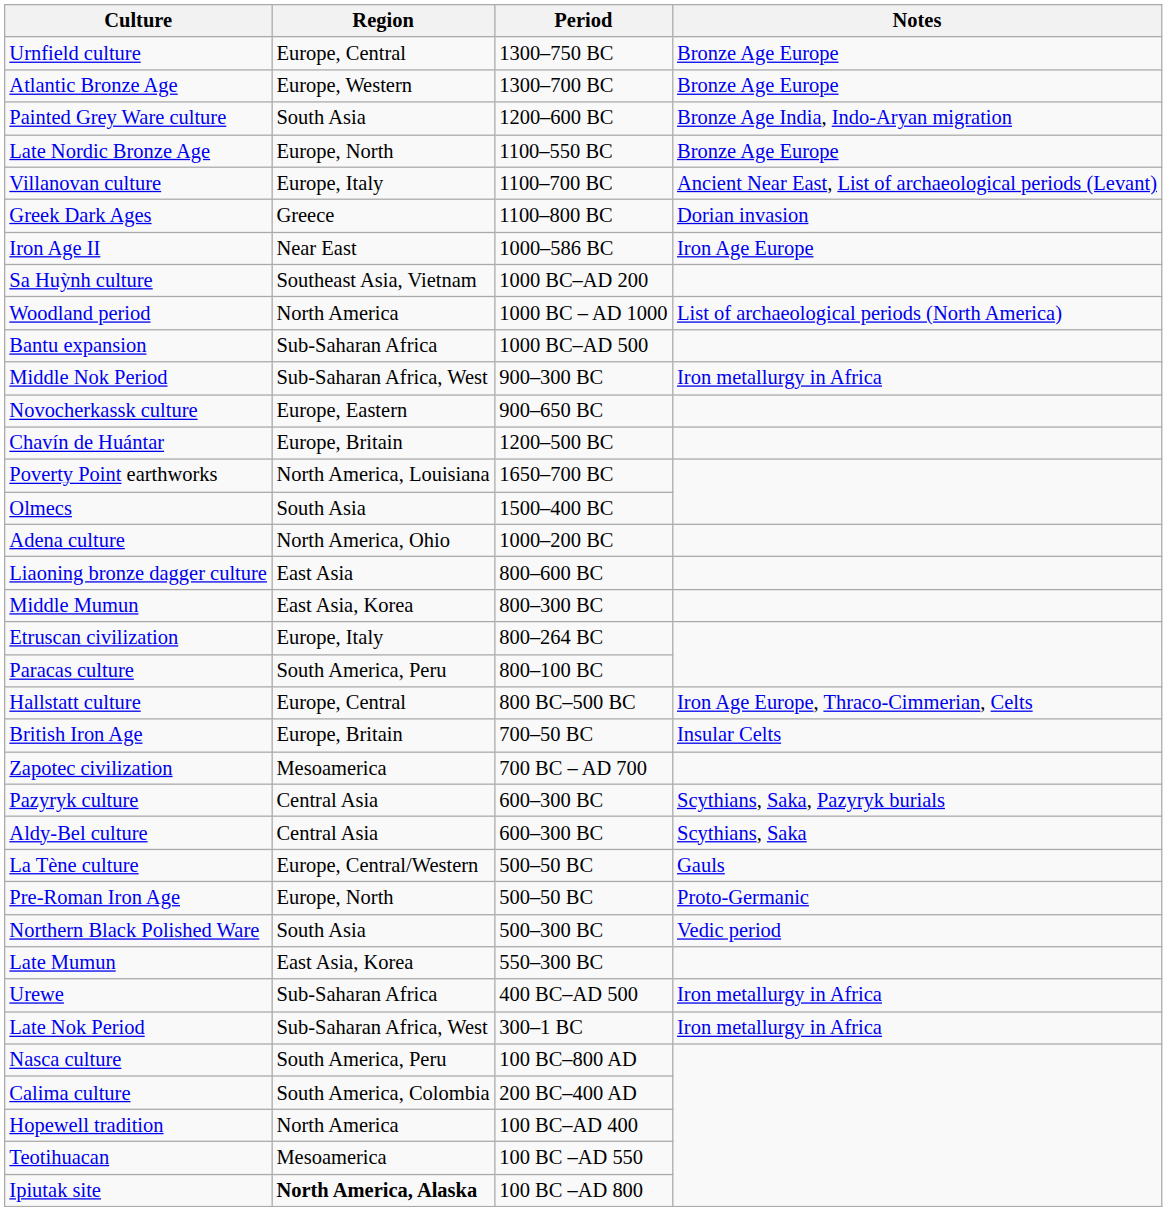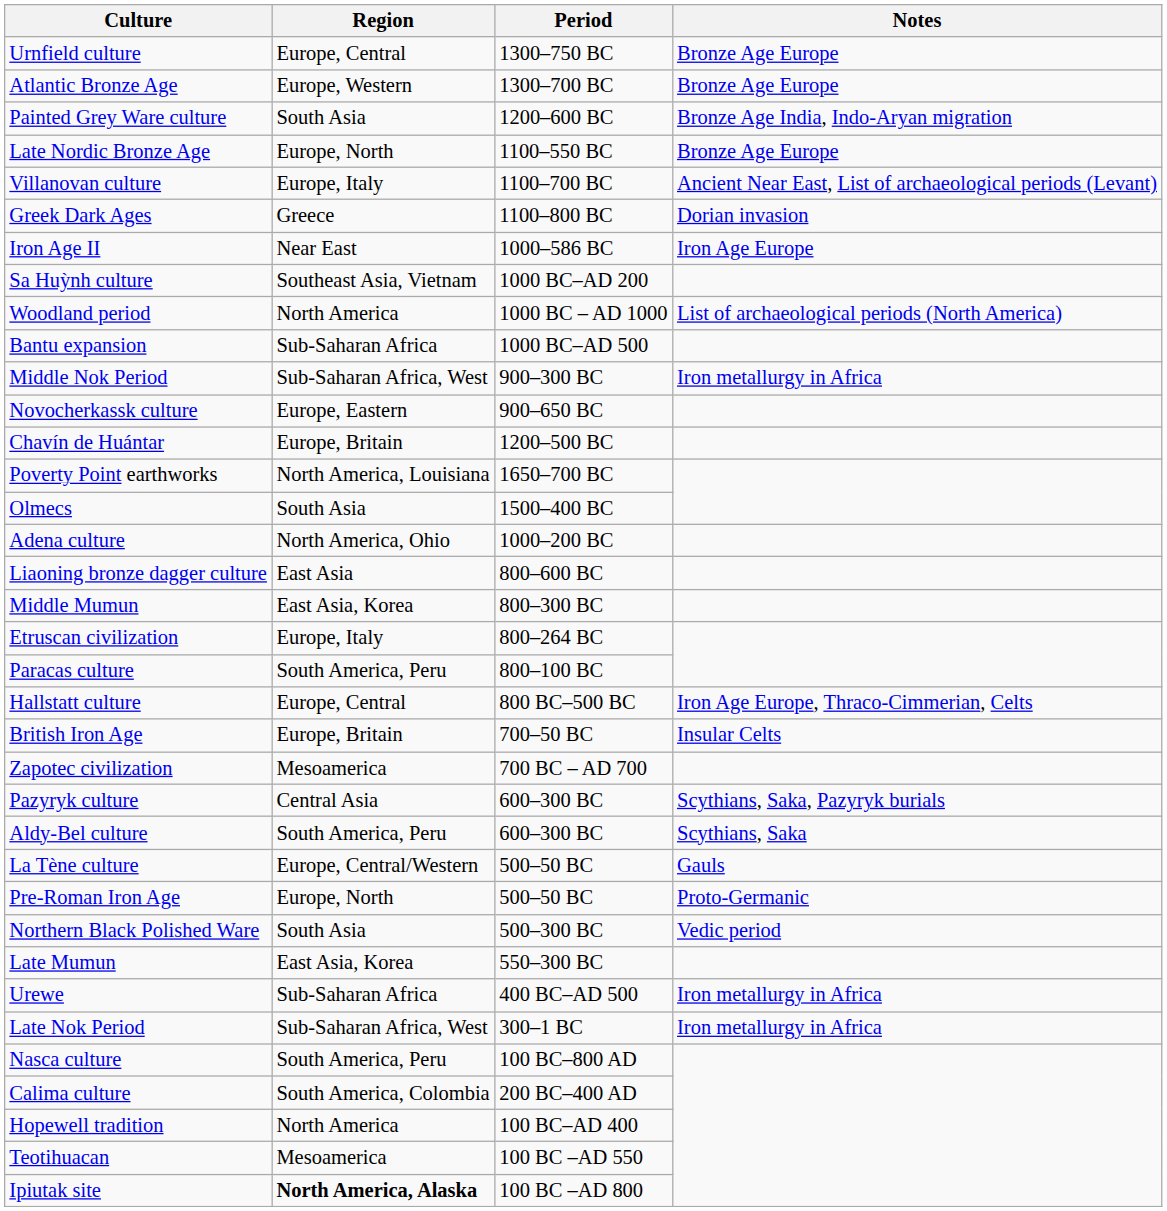(327, 832) Central Asia -> (361, 832) South America, Peru
